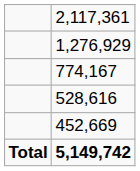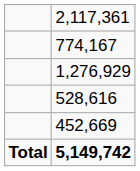rows swapped: (93, 44) <-> (86, 71)
